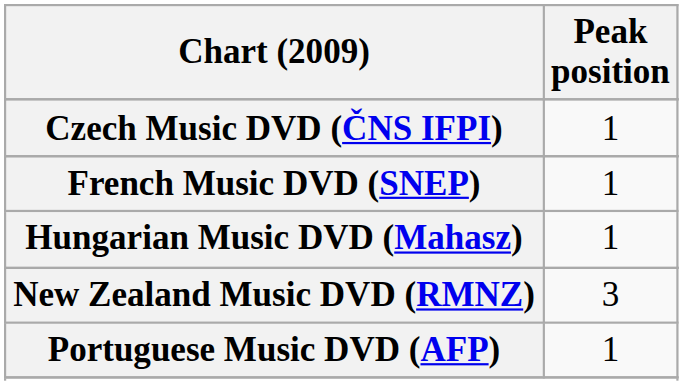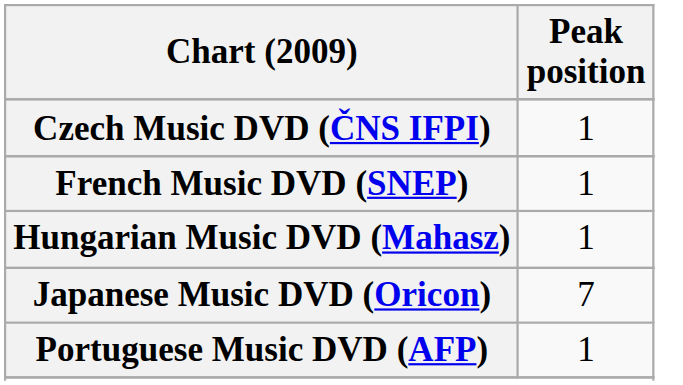+ row: (262, 293)
- row: (274, 293)
